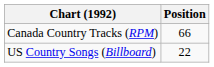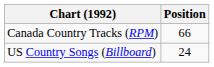(185, 52) 22 -> (185, 52) 24
